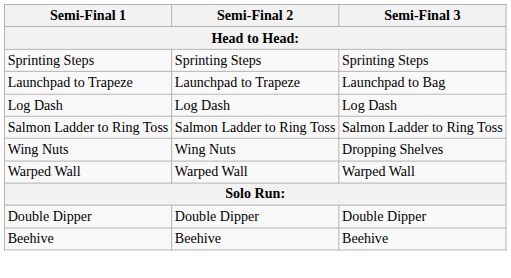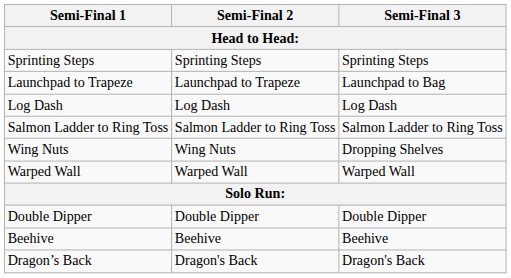+ row: (50, 261)
